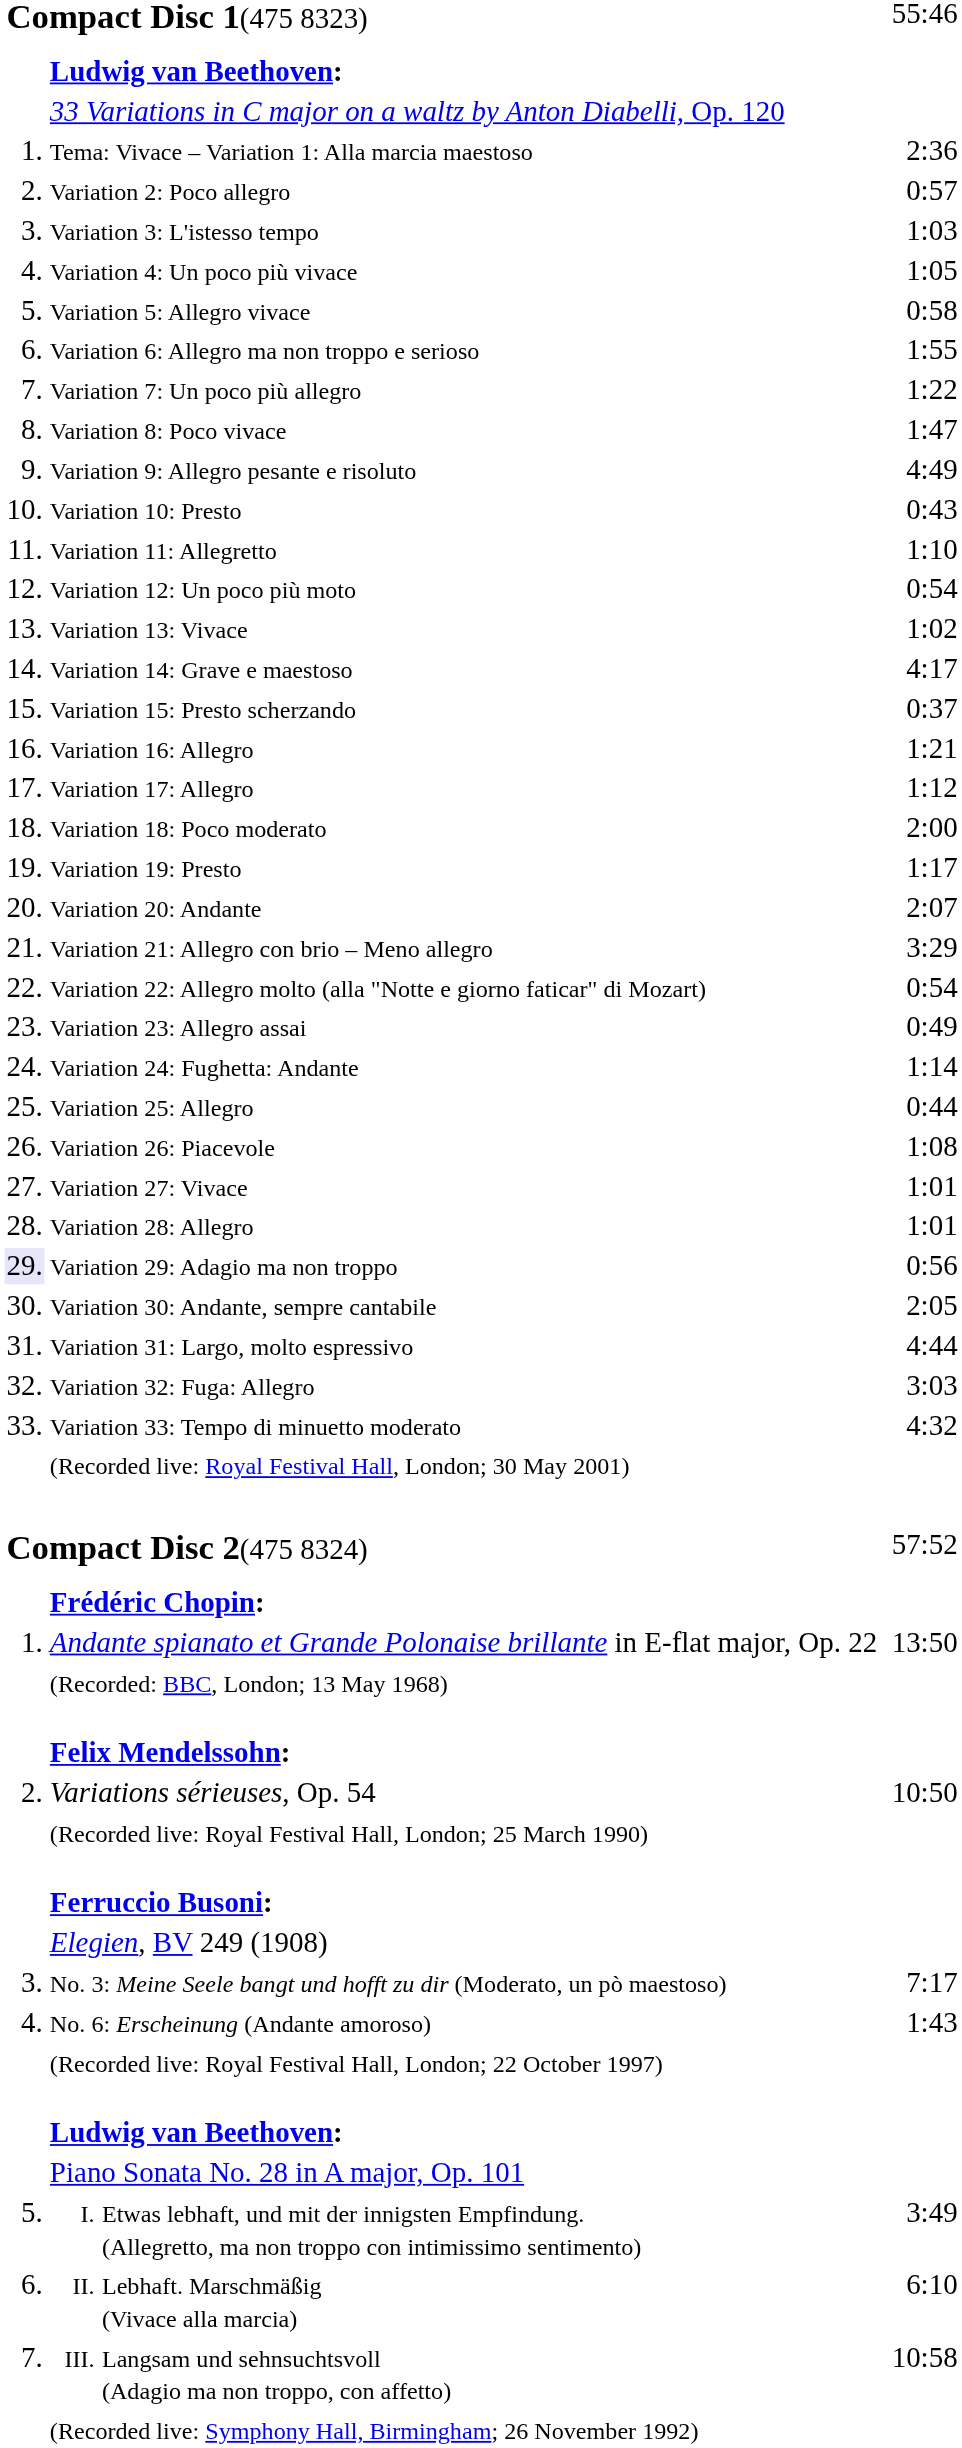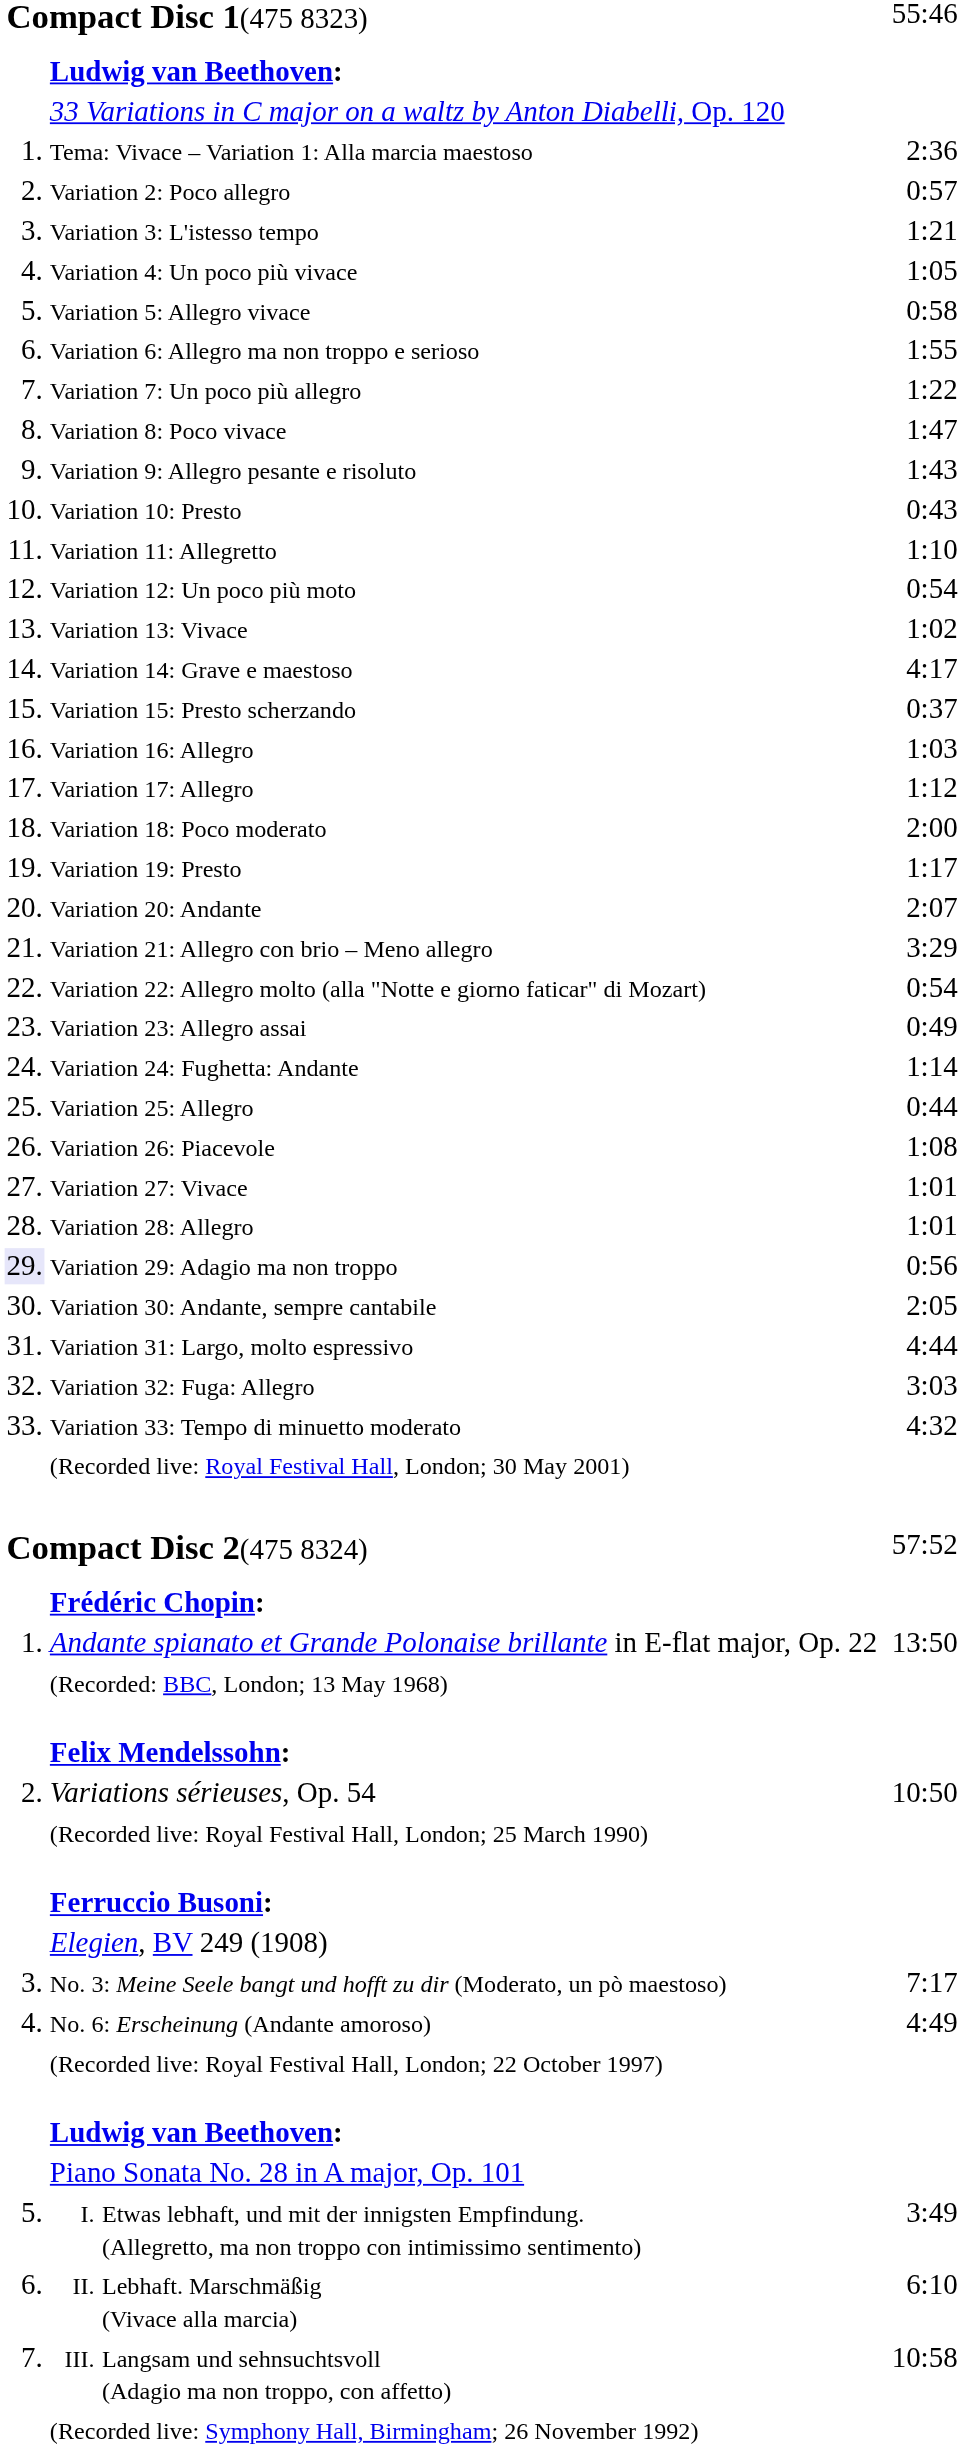(932, 230) 1:03 -> (932, 230) 1:21
(932, 469) 4:49 -> (932, 469) 1:43
(932, 748) 1:21 -> (932, 748) 1:03
(932, 2022) 1:43 -> (932, 2022) 4:49
